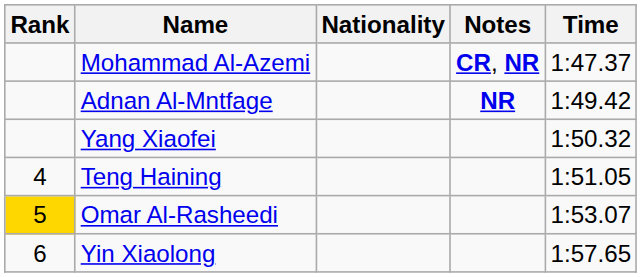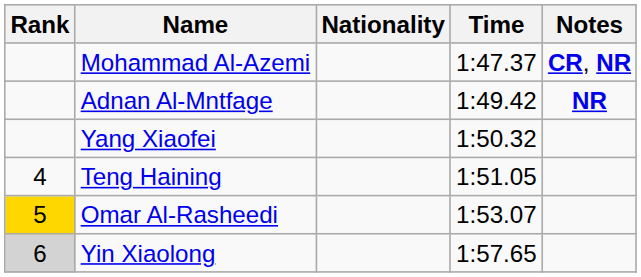columns swapped: (591, 24) <-> (498, 24)
(40, 254) no background -> (40, 254) lightgrey background
